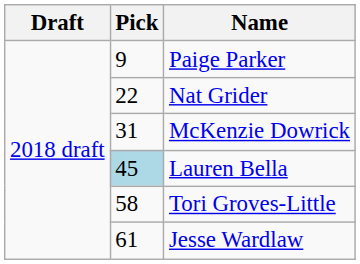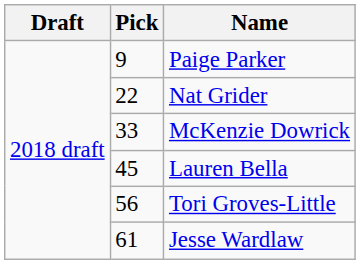(127, 131) 31 -> (127, 131) 33
(127, 167) lightblue background -> (127, 167) no background
(127, 204) 58 -> (127, 204) 56
